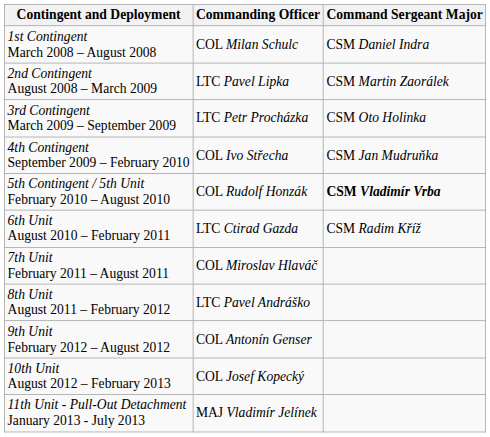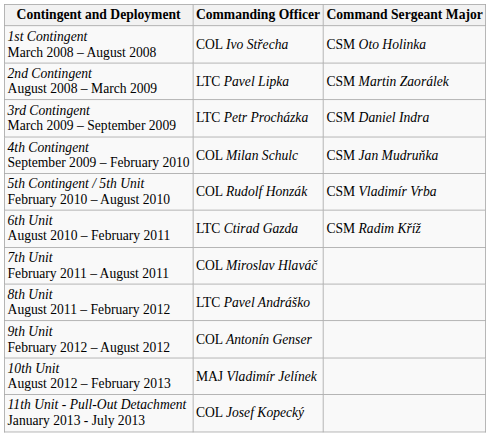(247, 44) COL Milan Schulc -> (242, 44) COL Ivo Střecha
(378, 44) CSM Daniel Indra -> (376, 44) CSM Oto Holinka
(376, 118) CSM Oto Holinka -> (378, 118) CSM Daniel Indra
(242, 155) COL Ivo Střecha -> (247, 155) COL Milan Schulc
(383, 191) bold -> (381, 191) normal
(250, 376) COL Josef Kopecký -> (256, 376) MAJ Vladimír Jelínek
(256, 413) MAJ Vladimír Jelínek -> (250, 413) COL Josef Kopecký
